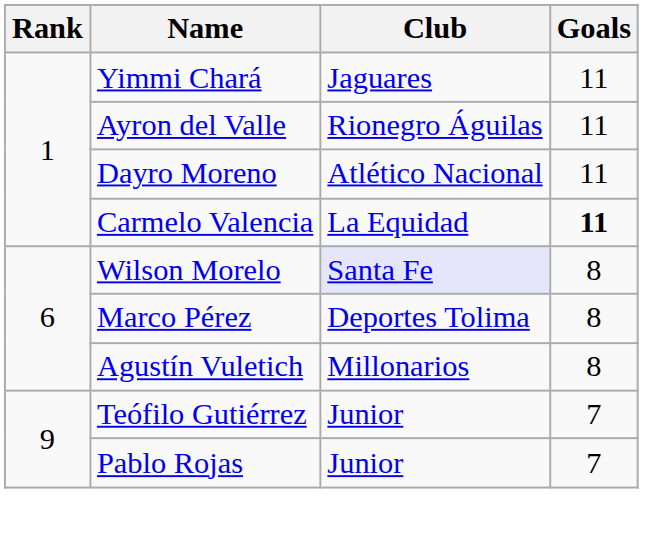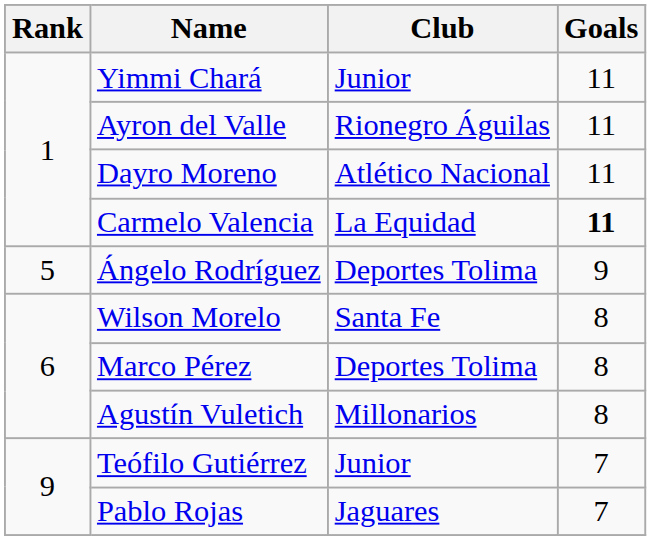(380, 76) Jaguares -> (373, 76) Junior
+ row: (209, 269)
(380, 269) lavender background -> (387, 317) no background
(365, 462) Junior -> (387, 510) Jaguares
